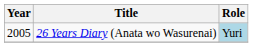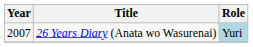(19, 32) 2005 -> (19, 32) 2007
